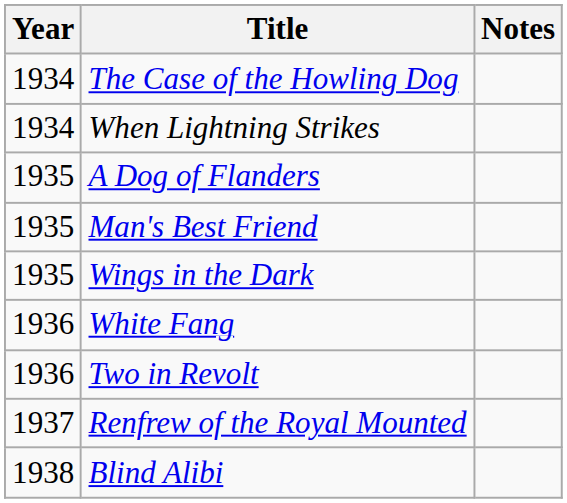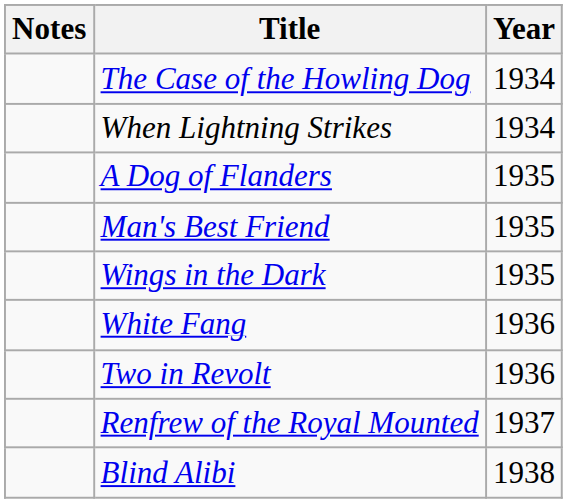columns swapped: (43, 29) <-> (518, 29)
